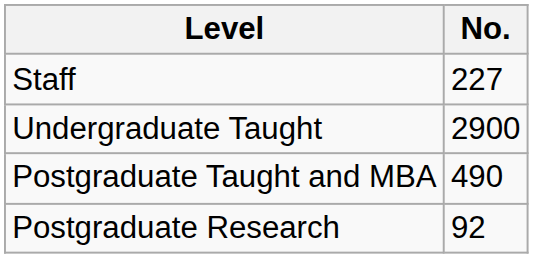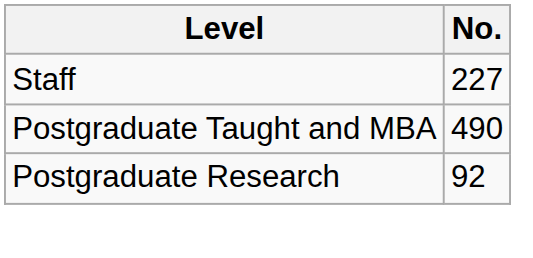- row: (167, 128)
